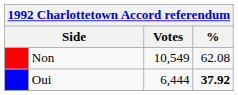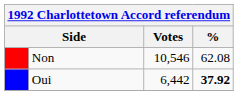(172, 58) 10,549 -> (172, 58) 10,546
(175, 80) 6,444 -> (175, 80) 6,442
